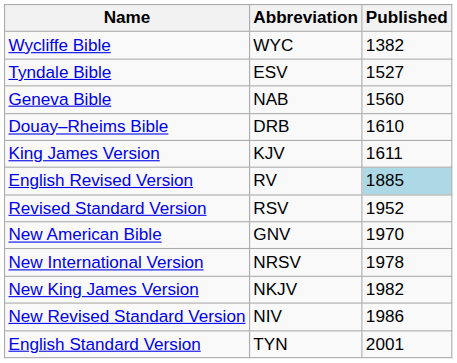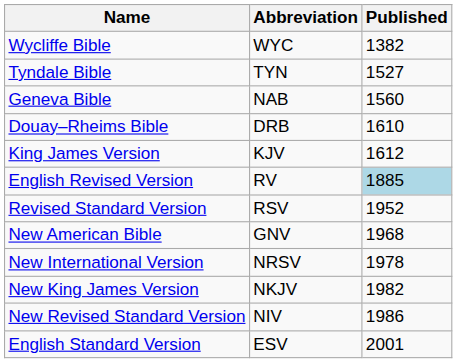(270, 72) ESV -> (270, 72) TYN
(384, 153) 1611 -> (385, 153) 1612
(385, 235) 1970 -> (385, 235) 1968
(270, 343) TYN -> (270, 343) ESV
